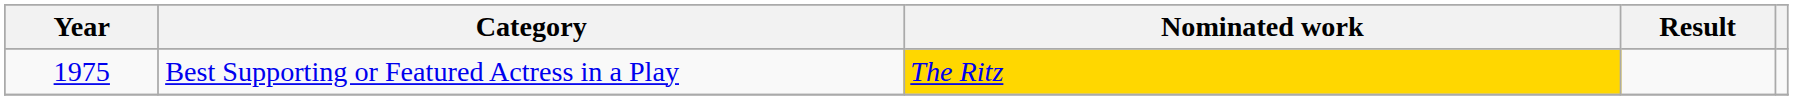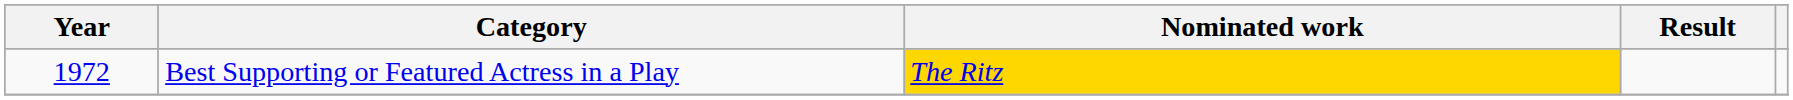(82, 71) 1975 -> (82, 71) 1972
